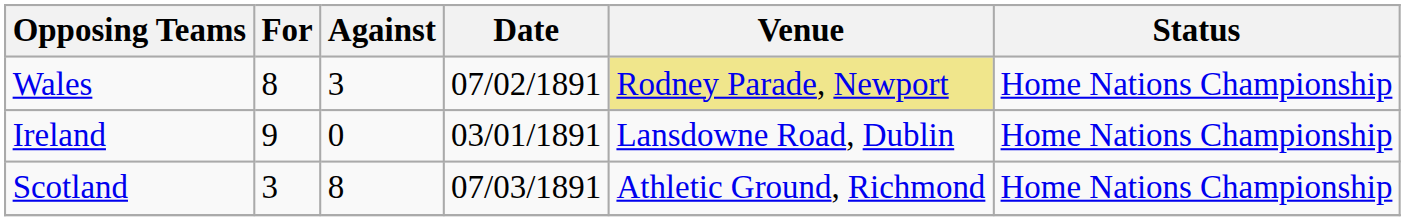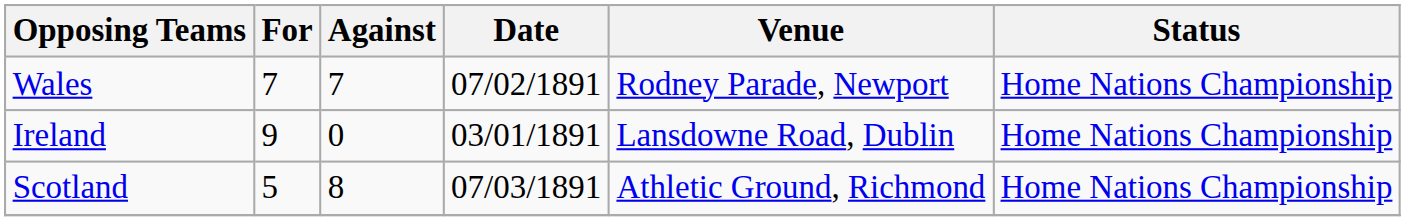(270, 82) 8 -> (270, 82) 7
(336, 82) 3 -> (336, 82) 7
(783, 82) khaki background -> (783, 82) no background
(270, 187) 3 -> (270, 187) 5
